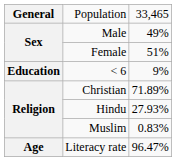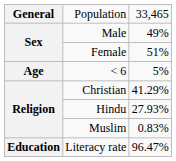(33, 71) Education -> (33, 71) Age
(161, 71) 9% -> (161, 71) 5%
(150, 90) 71.89% -> (150, 90) 41.29%
(33, 147) Age -> (33, 147) Education
